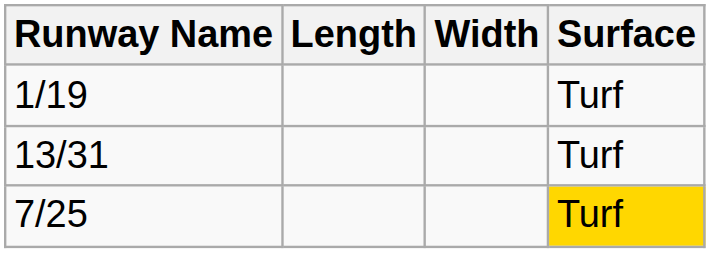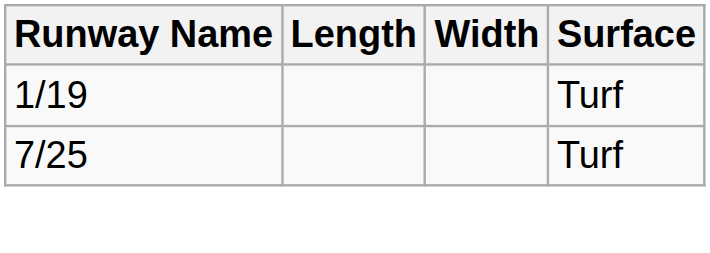- row: (61, 154)
(590, 214) gold background -> (590, 154) no background
